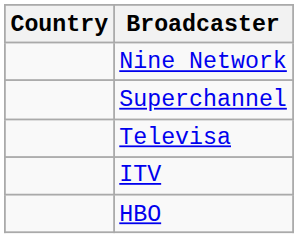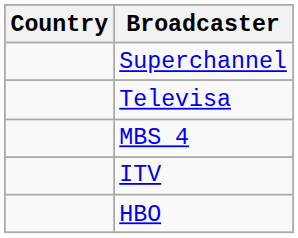- row: (203, 62)
+ row: (154, 138)
